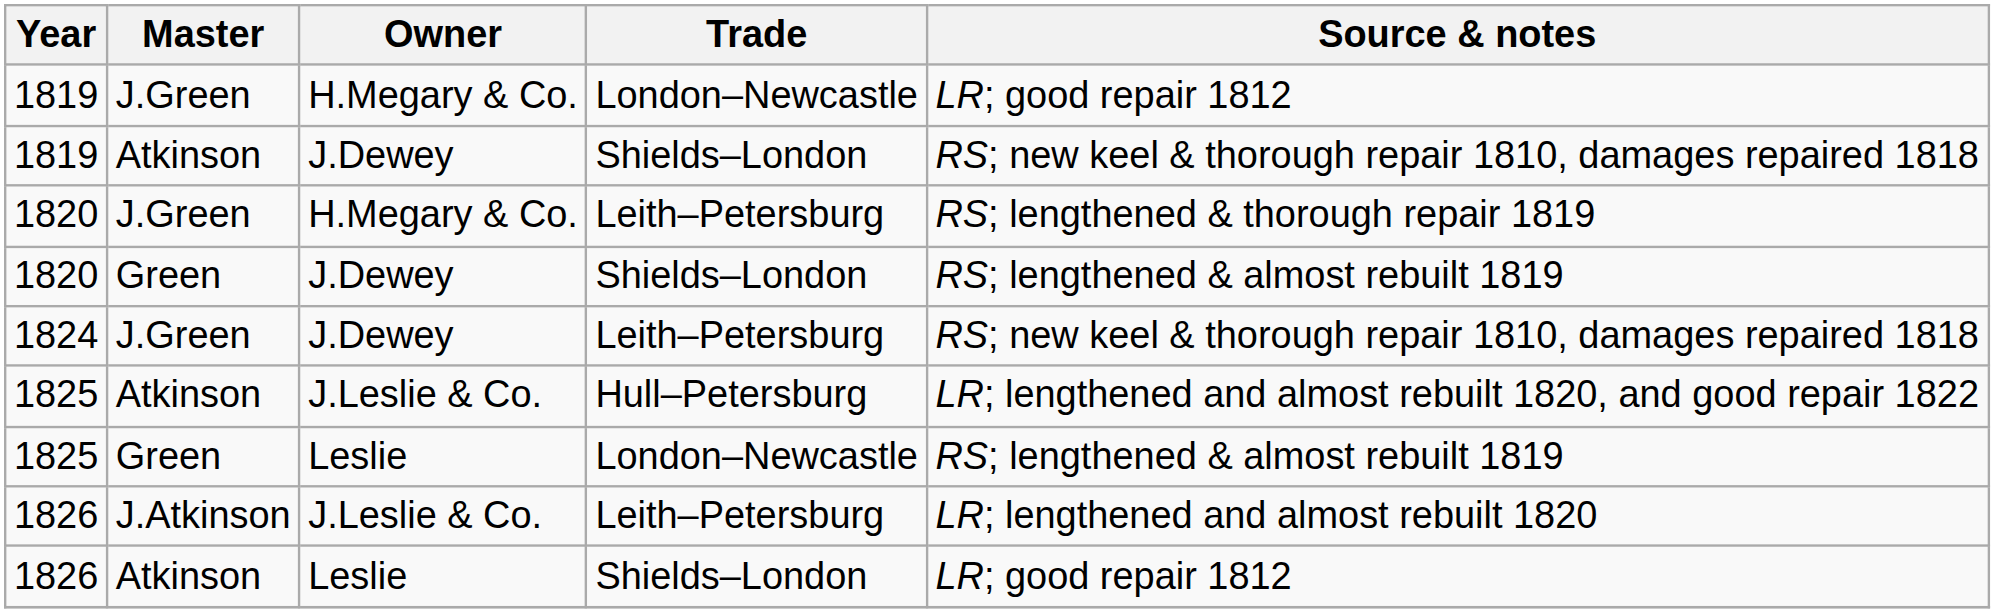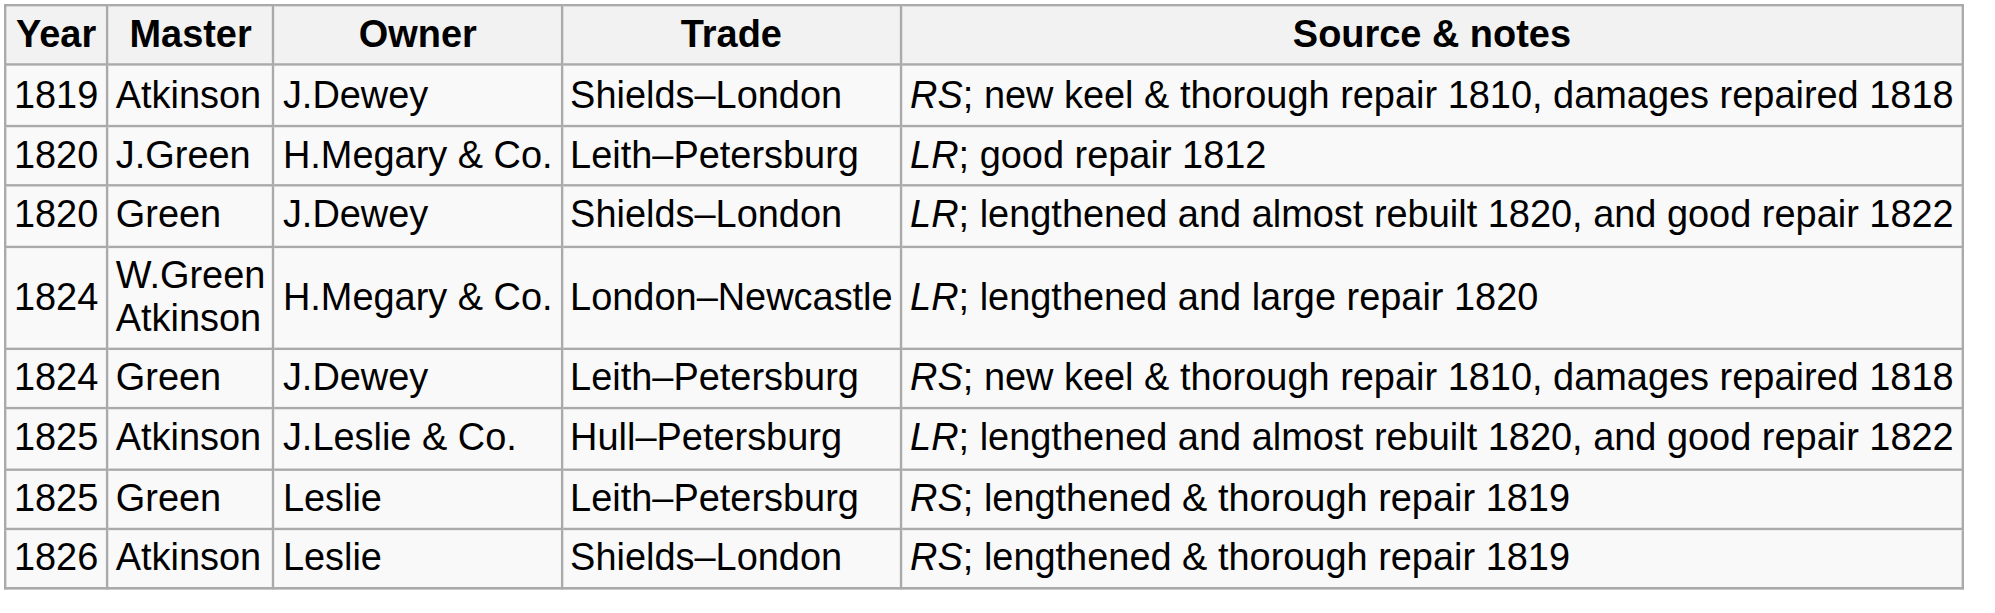- row: (56, 94)
(1265, 214) RS; lengthened & thorough repair 1819 -> (1088, 154) LR; good repair 1812
(1250, 275) RS; lengthened & almost rebuilt 1819 -> (1432, 214) LR; lengthened and almost rebuilt 1820, and good repair 1822
+ row: (56, 296)
(183, 335) J.Green -> (168, 377) Green
(757, 455) London–Newcastle -> (715, 498) Leith–Petersburg
(1250, 455) RS; lengthened & almost rebuilt 1819 -> (1240, 498) RS; lengthened & thorough repair 1819
- row: (56, 515)
(1114, 575) LR; good repair 1812 -> (1240, 558) RS; lengthened & thorough repair 1819
